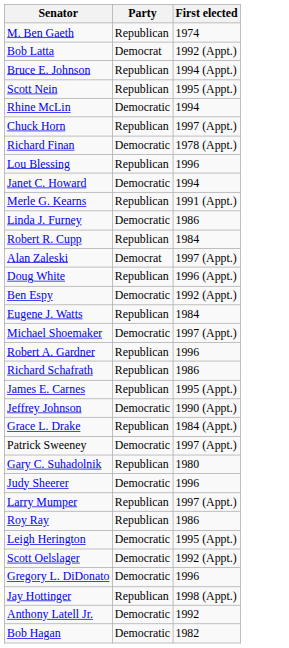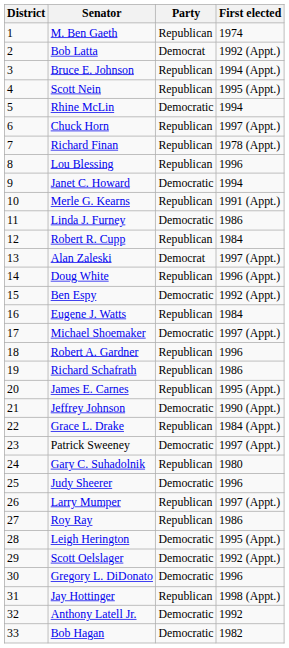+ column: (26, 13)
(142, 145) Democratic -> (185, 145) Republican
